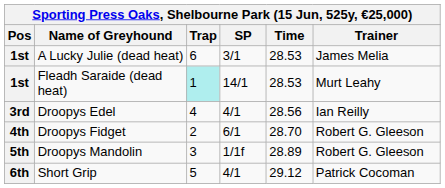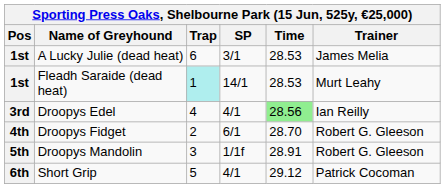(285, 111) no background -> (285, 111) lightgreen background
(285, 152) 28.89 -> (285, 152) 28.91
